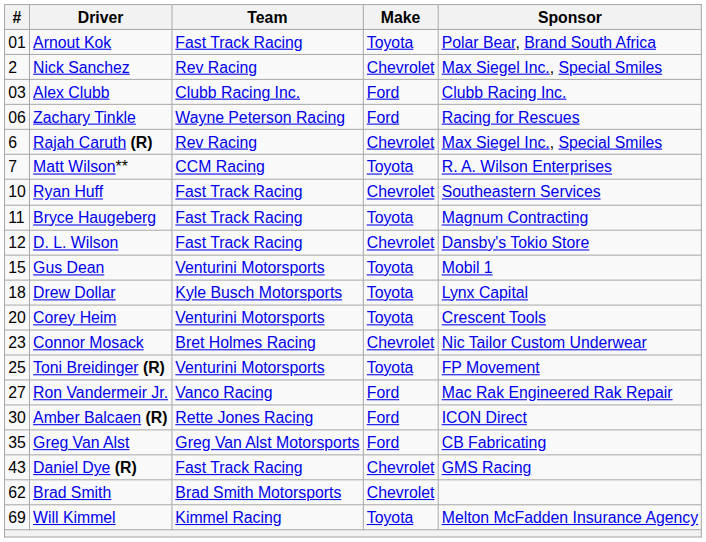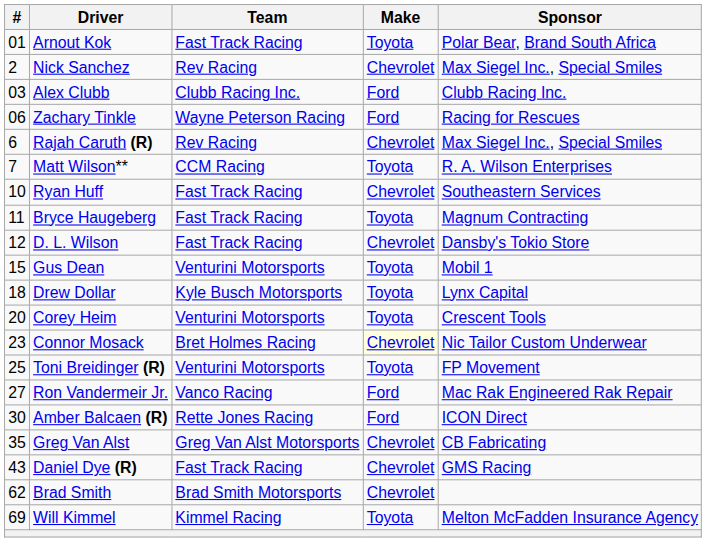(401, 343) no background -> (401, 343) lightyellow background
(383, 443) Ford -> (401, 443) Chevrolet
